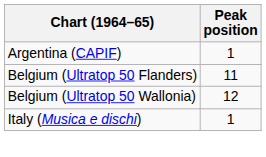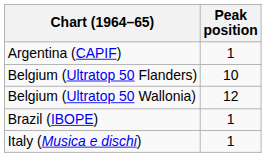(231, 75) 11 -> (231, 75) 10
+ row: (53, 119)
